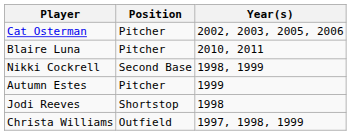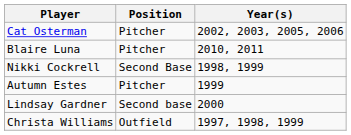+ row: (57, 103)
- row: (44, 103)
